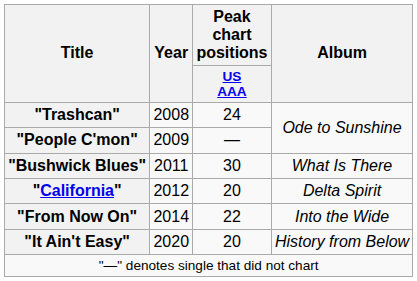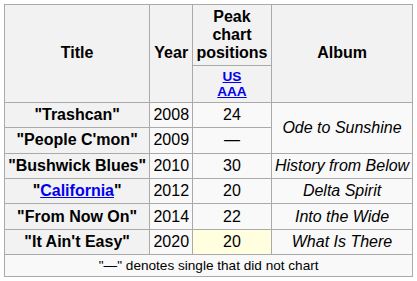(171, 165) 2011 -> (171, 165) 2010
(342, 165) What Is There -> (342, 165) History from Below
(232, 241) no background -> (232, 241) lightyellow background
(342, 241) History from Below -> (342, 241) What Is There
